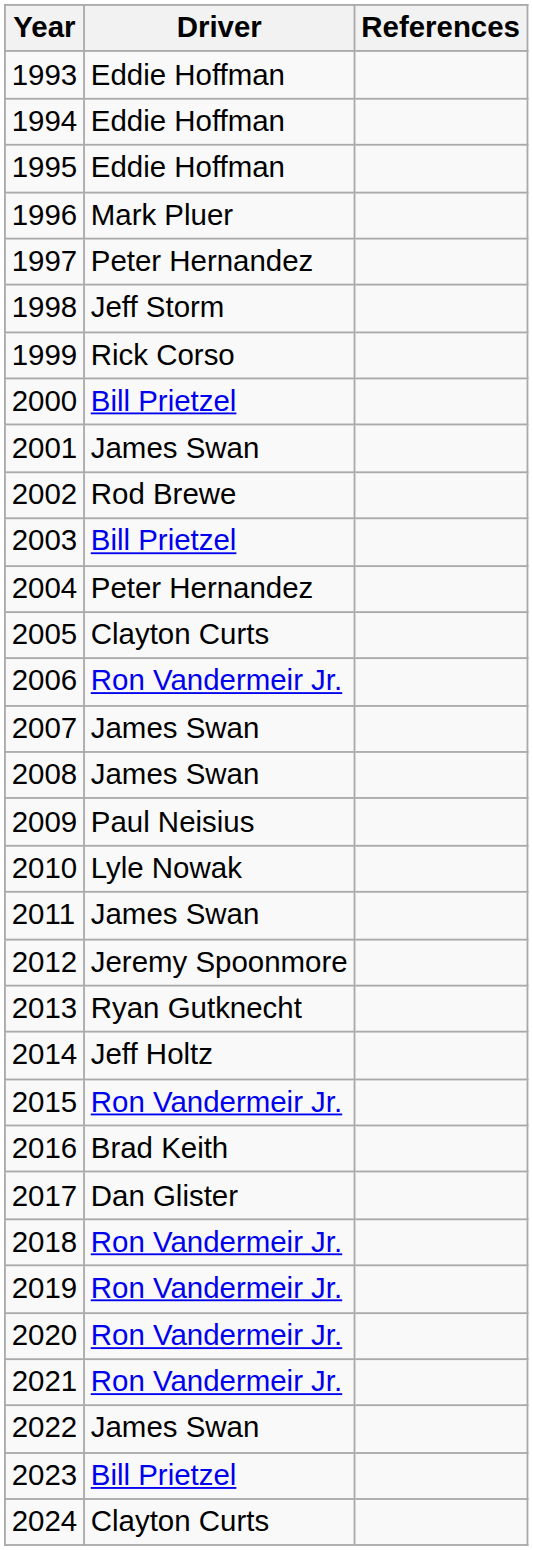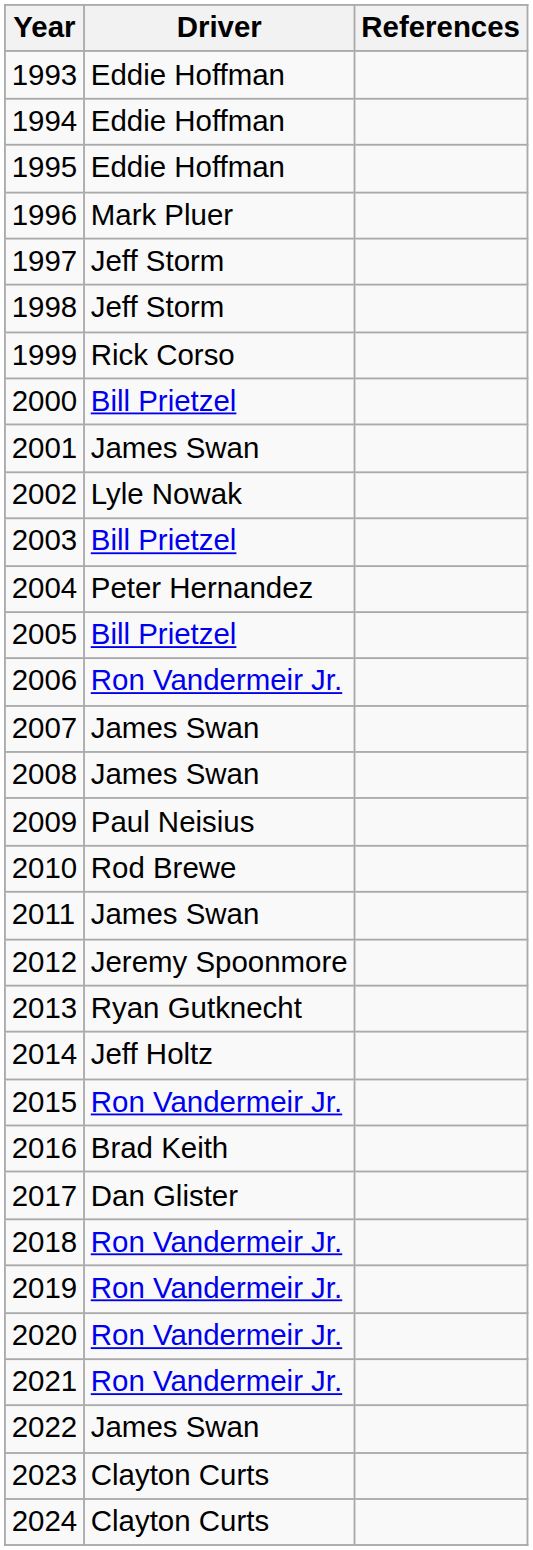(202, 261) Peter Hernandez -> (158, 261) Jeff Storm
(164, 494) Rod Brewe -> (166, 494) Lyle Nowak
(180, 634) Clayton Curts -> (164, 634) Bill Prietzel
(166, 868) Lyle Nowak -> (164, 868) Rod Brewe
(164, 1475) Bill Prietzel -> (180, 1475) Clayton Curts
